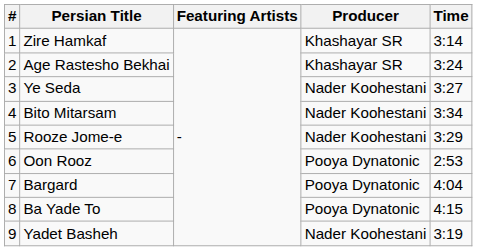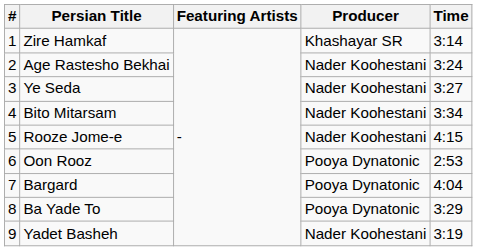(354, 64) Khashayar SR -> (366, 64) Nader Koohestani
(448, 137) 3:29 -> (448, 137) 4:15
(448, 209) 4:15 -> (448, 209) 3:29
